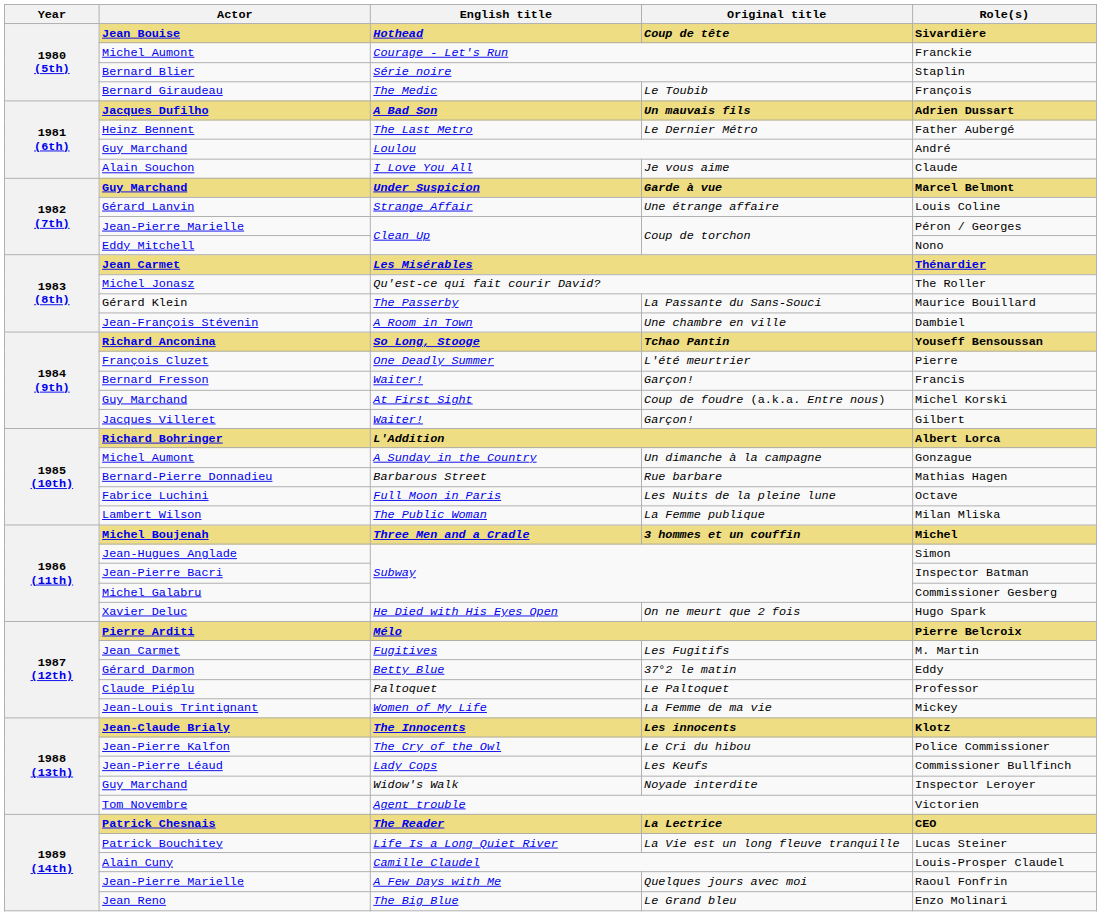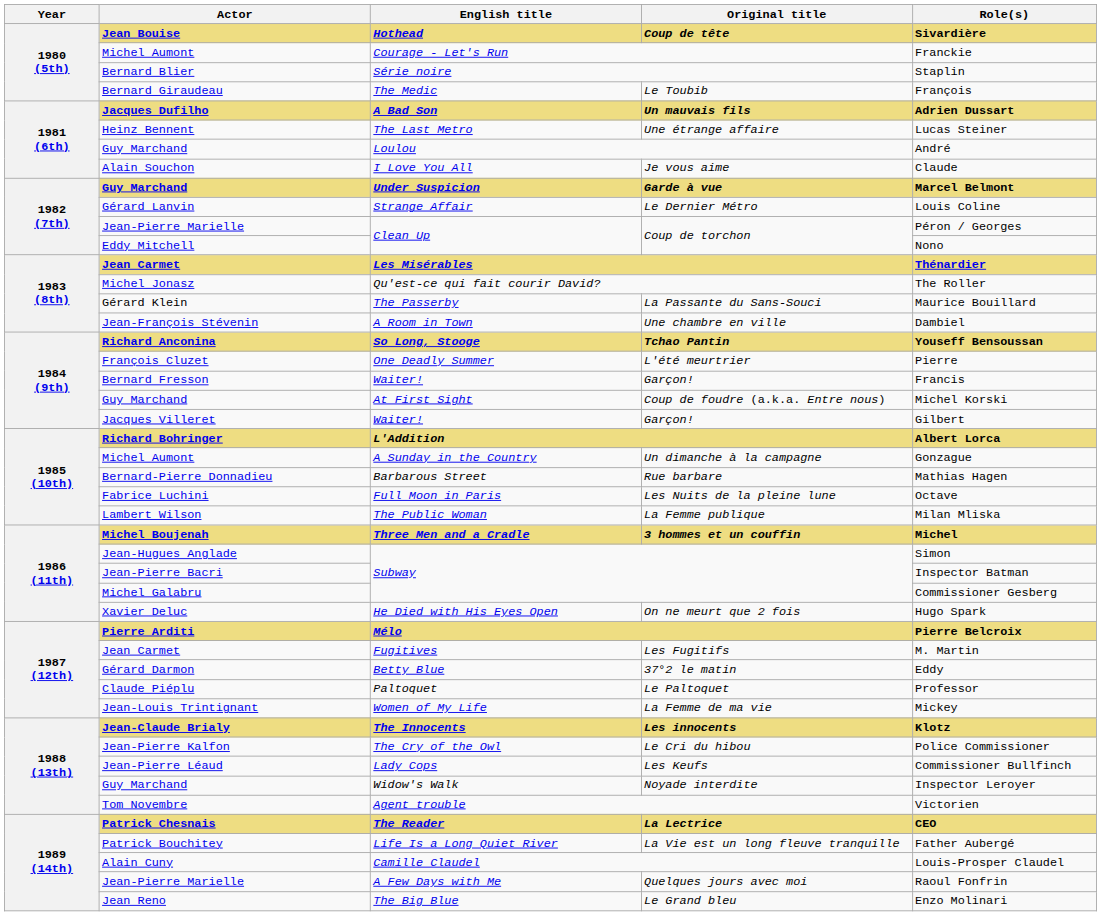(701, 130) Le Dernier Métro -> (712, 130) Une étrange affaire
(965, 130) Father Aubergé -> (961, 130) Lucas Steiner
(712, 207) Une étrange affaire -> (701, 207) Le Dernier Métro
(961, 843) Lucas Steiner -> (965, 843) Father Aubergé
